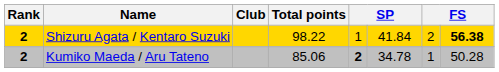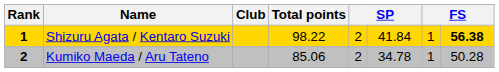(24, 36) 2 -> (24, 36) 1
(358, 36) 1 -> (358, 36) 2
(431, 36) 2 -> (431, 36) 1
(358, 57) bold -> (358, 57) normal
